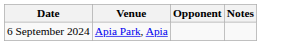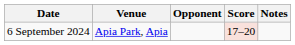+ column: (241, 13)
